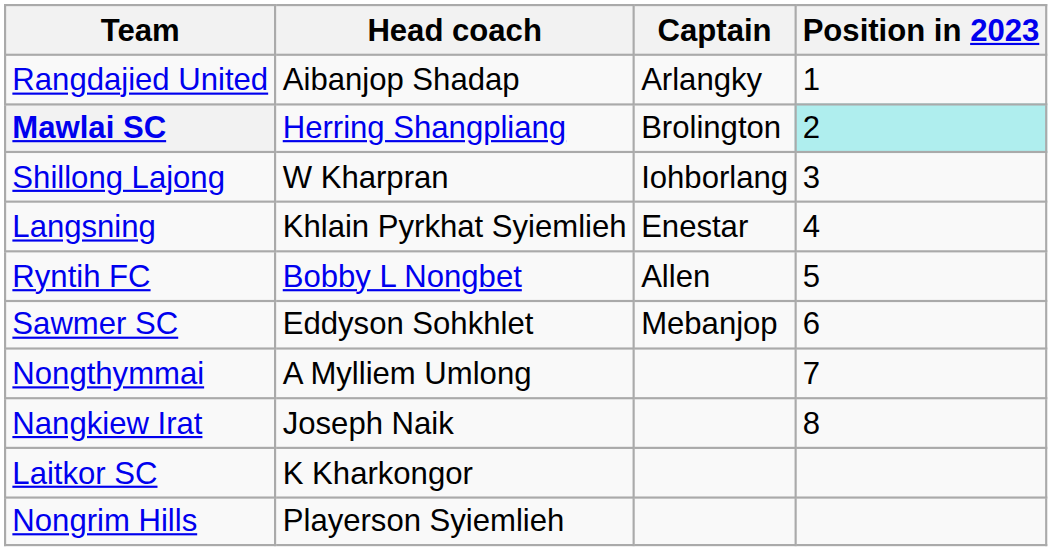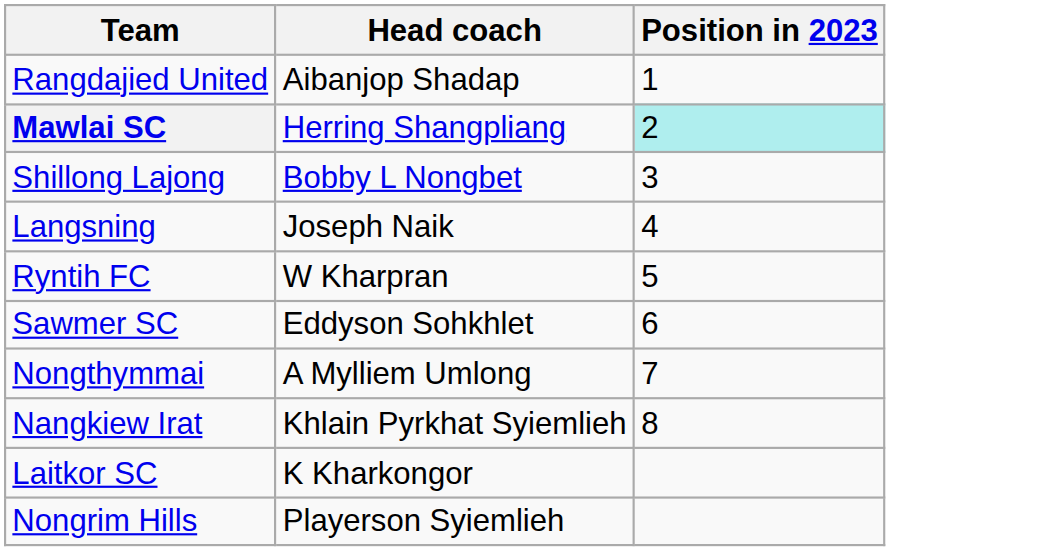- column: (715, 30)
(366, 177) W Kharpran -> (402, 177) Bobby L Nongbet
(455, 227) Khlain Pyrkhat Syiemlieh -> (368, 227) Joseph Naik
(402, 276) Bobby L Nongbet -> (366, 276) W Kharpran
(368, 423) Joseph Naik -> (455, 423) Khlain Pyrkhat Syiemlieh
